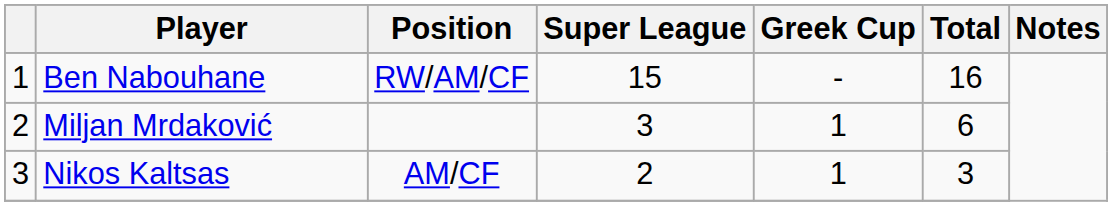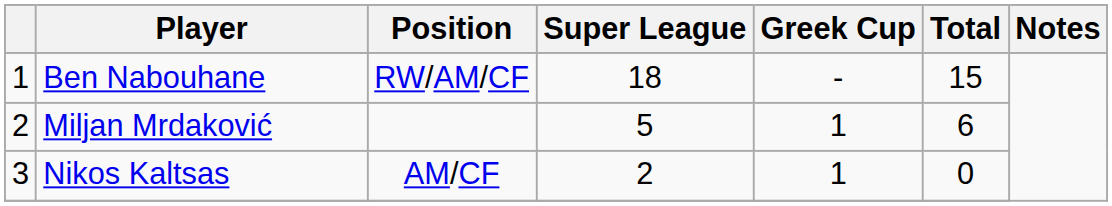(645, 77) 15 -> (645, 77) 18
(966, 77) 16 -> (966, 77) 15
(645, 126) 3 -> (645, 126) 5
(966, 175) 3 -> (966, 175) 0
